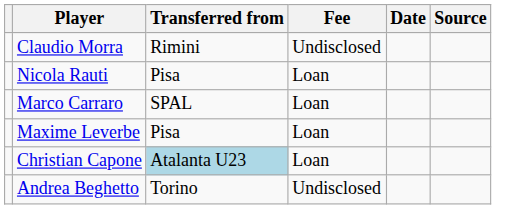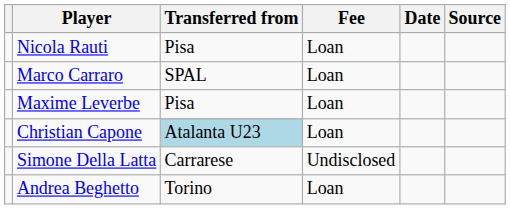- row: (70, 47)
+ row: (87, 160)
(337, 189) Undisclosed -> (325, 189) Loan
